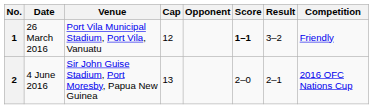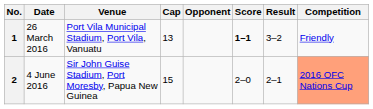(168, 38) 12 -> (168, 38) 13
(168, 80) 13 -> (168, 80) 15
(326, 80) no background -> (326, 80) lightsalmon background
